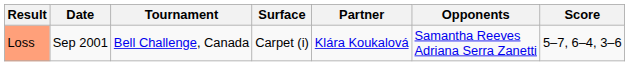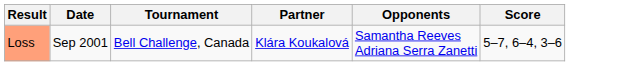- column: (282, 14)
